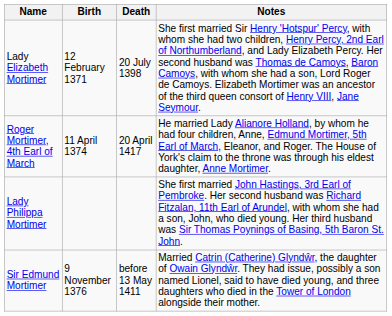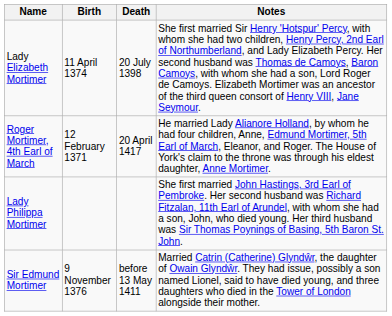(85, 68) 12 February 1371 -> (81, 68) 11 April 1374
(81, 146) 11 April 1374 -> (85, 146) 12 February 1371
